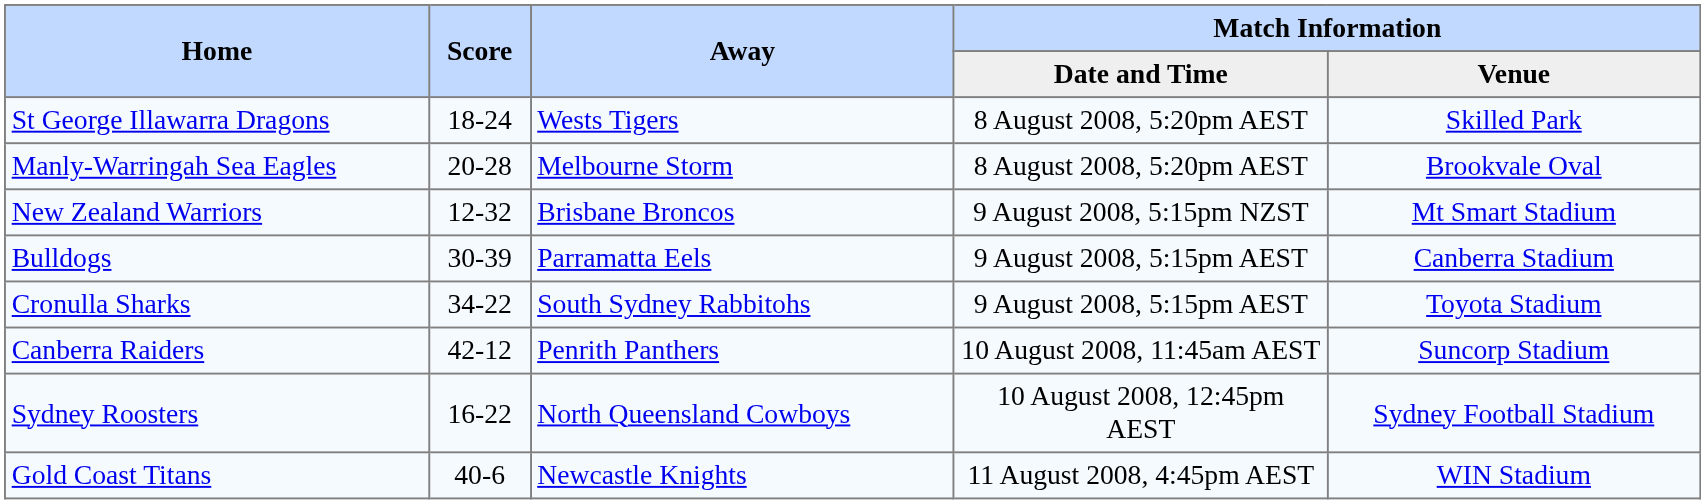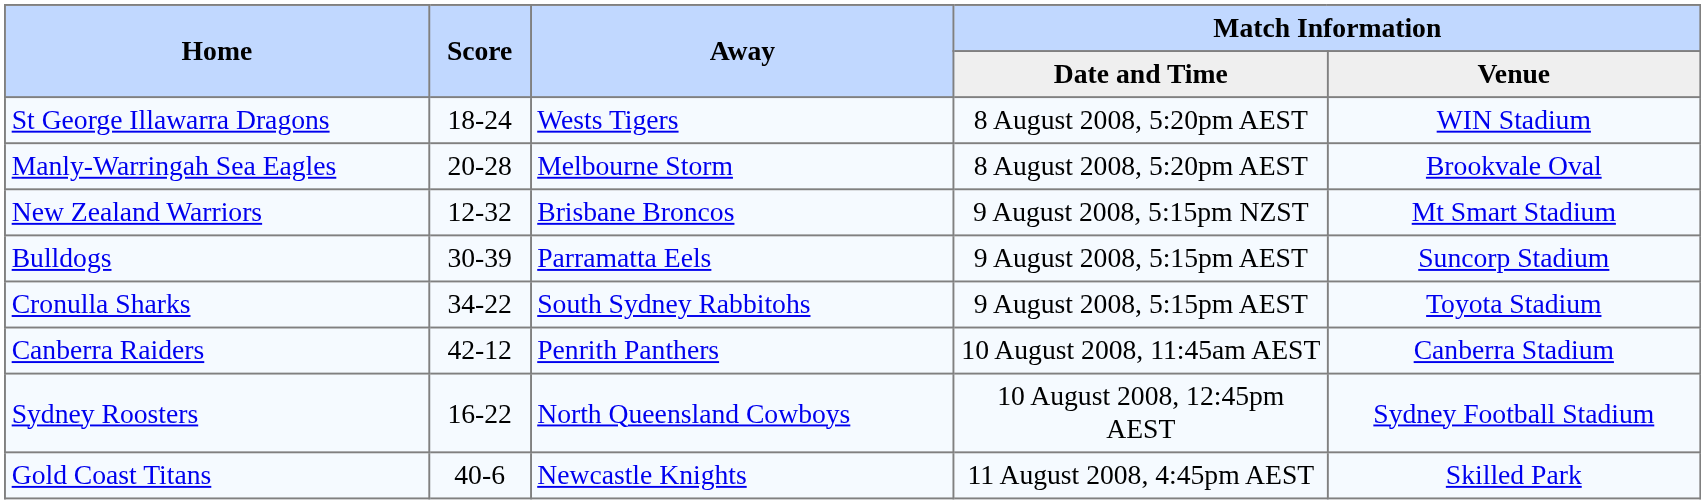(1514, 119) Skilled Park -> (1514, 119) WIN Stadium
(1514, 257) Canberra Stadium -> (1514, 257) Suncorp Stadium
(1514, 350) Suncorp Stadium -> (1514, 350) Canberra Stadium
(1514, 474) WIN Stadium -> (1514, 474) Skilled Park
